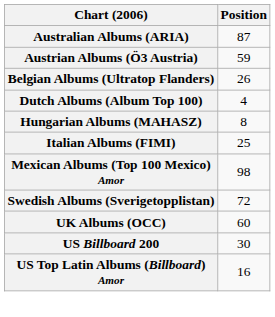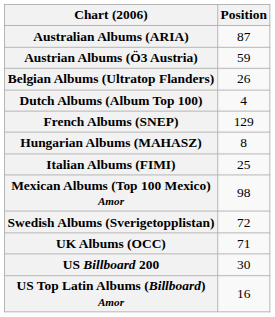+ row: (111, 121)
(244, 222) 60 -> (244, 243) 71
